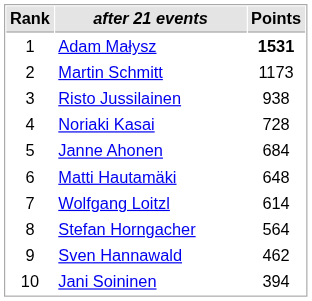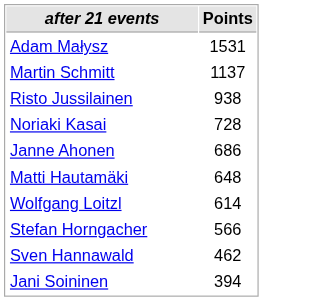- column: (30, 19)
(276, 46) bold -> (228, 46) normal
(276, 72) 1173 -> (228, 72) 1137
(276, 151) 684 -> (228, 151) 686
(276, 230) 564 -> (228, 230) 566
